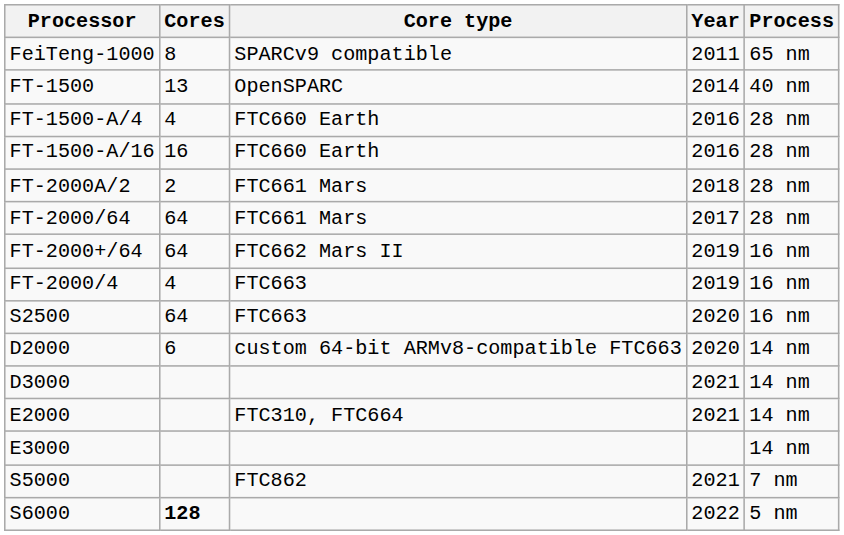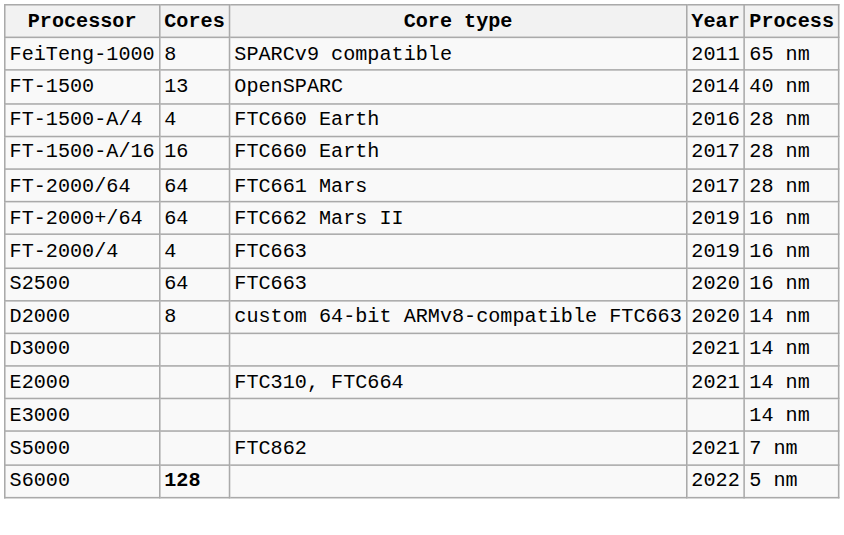(716, 153) 2016 -> (716, 153) 2017
- row: (70, 185)
(170, 350) 6 -> (170, 317) 8
